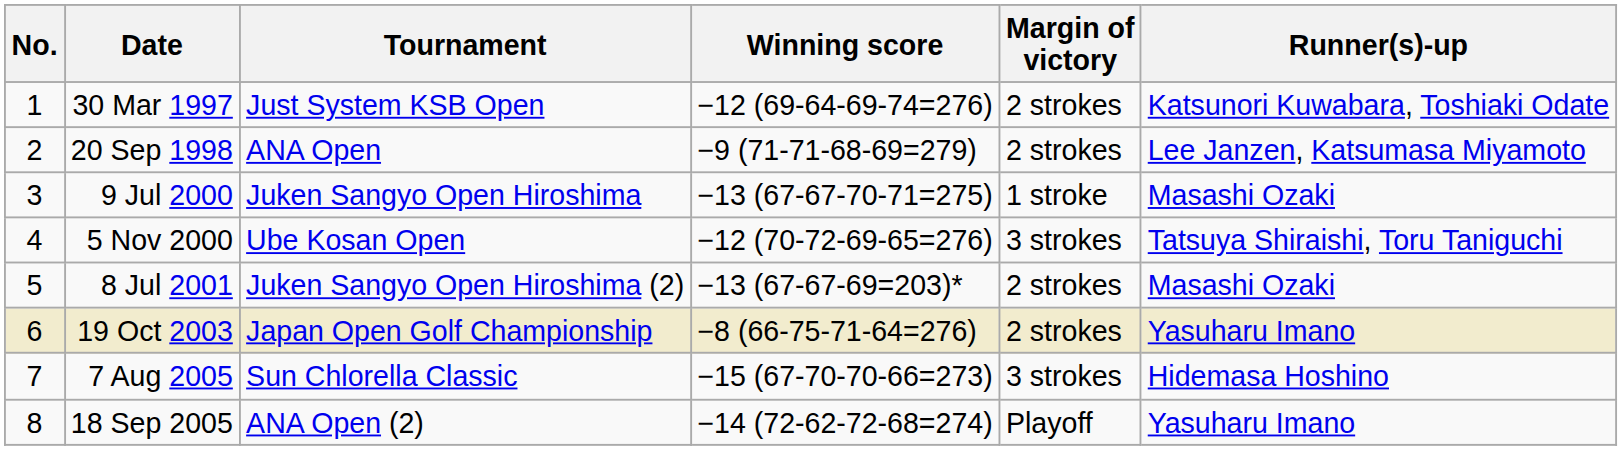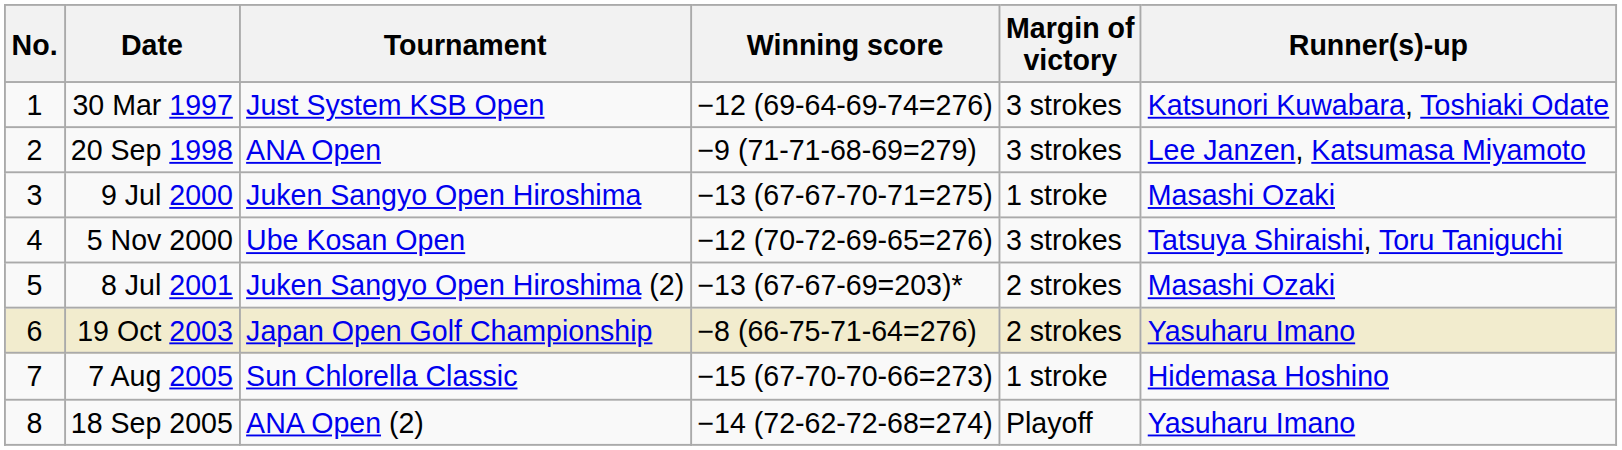(1064, 105) 2 strokes -> (1064, 105) 3 strokes
(1064, 150) 2 strokes -> (1064, 150) 3 strokes
(1064, 376) 3 strokes -> (1057, 376) 1 stroke
